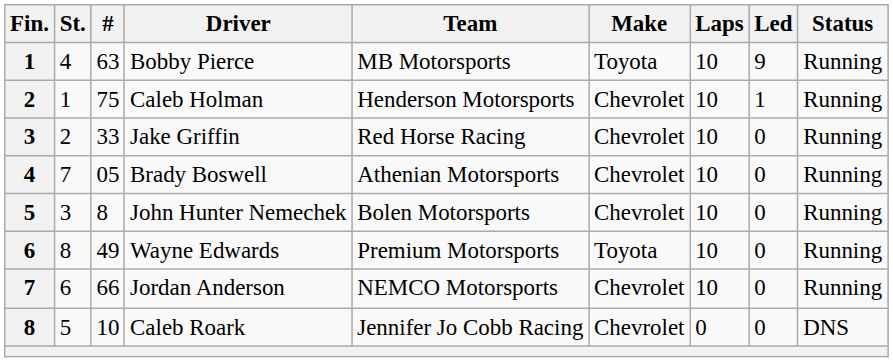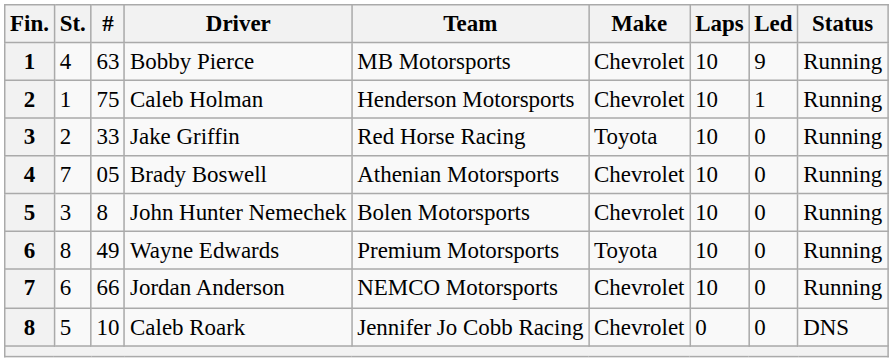(626, 61) Toyota -> (639, 61) Chevrolet
(639, 137) Chevrolet -> (626, 137) Toyota
